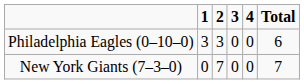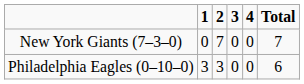rows swapped: (101, 41) <-> (101, 66)
